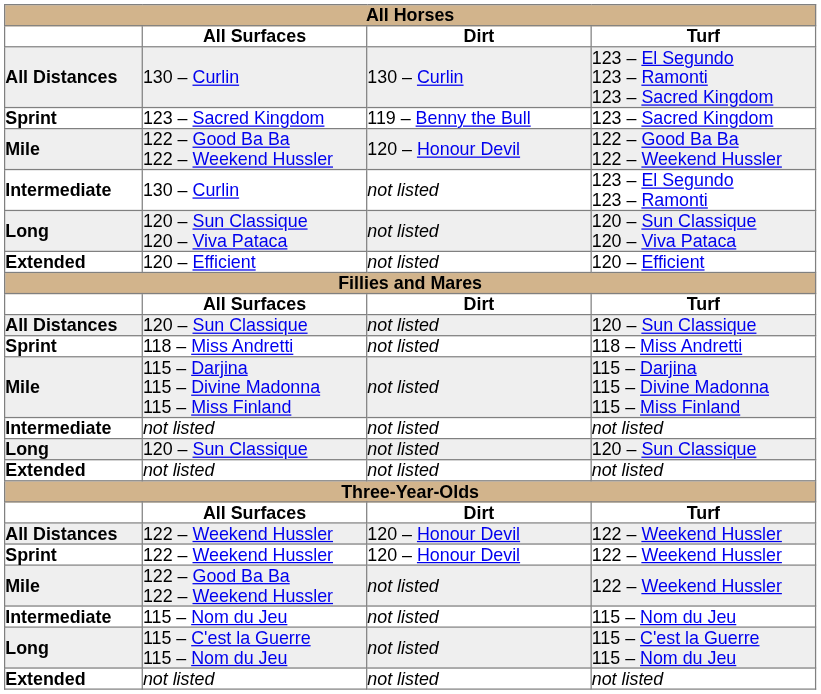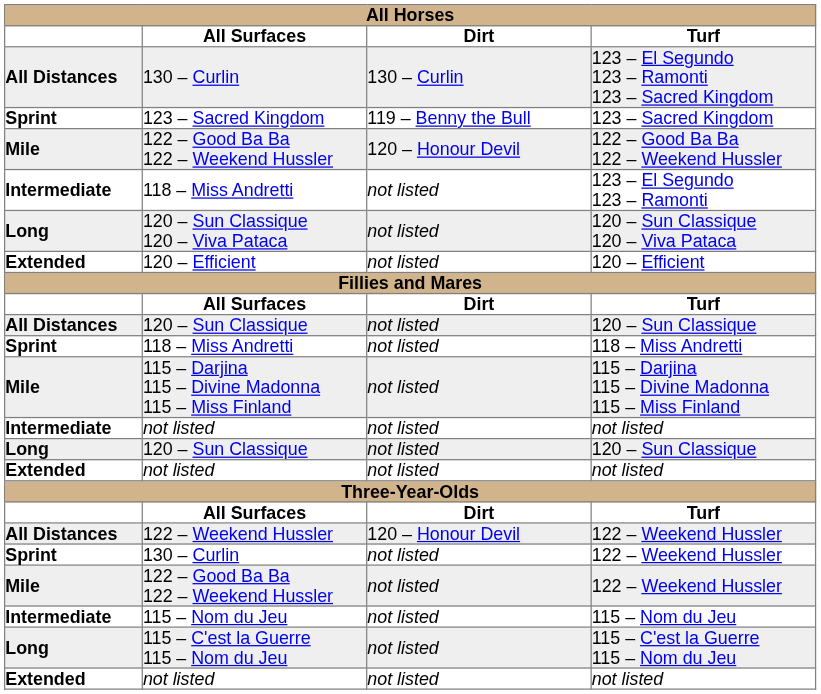(191, 190) 130 – Curlin -> (218, 190) 118 – Miss Andretti
(238, 555) 122 – Weekend Hussler -> (191, 555) 130 – Curlin
(444, 555) 120 – Honour Devil -> (403, 555) not listed
